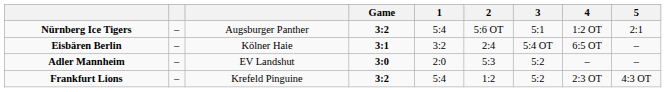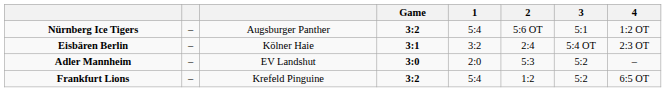- column: (636, 12)
(587, 45) 6:5 OT -> (634, 45) 2:3 OT
(587, 78) 2:3 OT -> (634, 78) 6:5 OT
